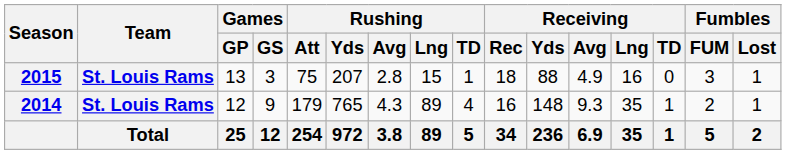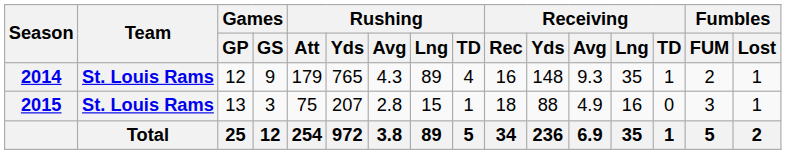rows swapped: (41, 105) <-> (41, 76)
